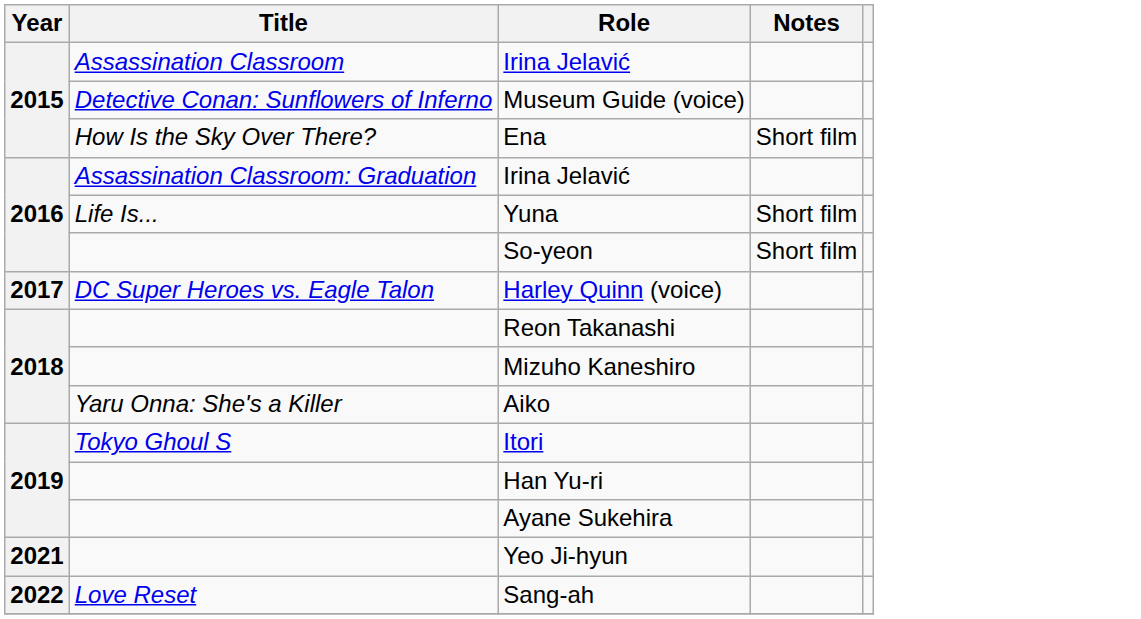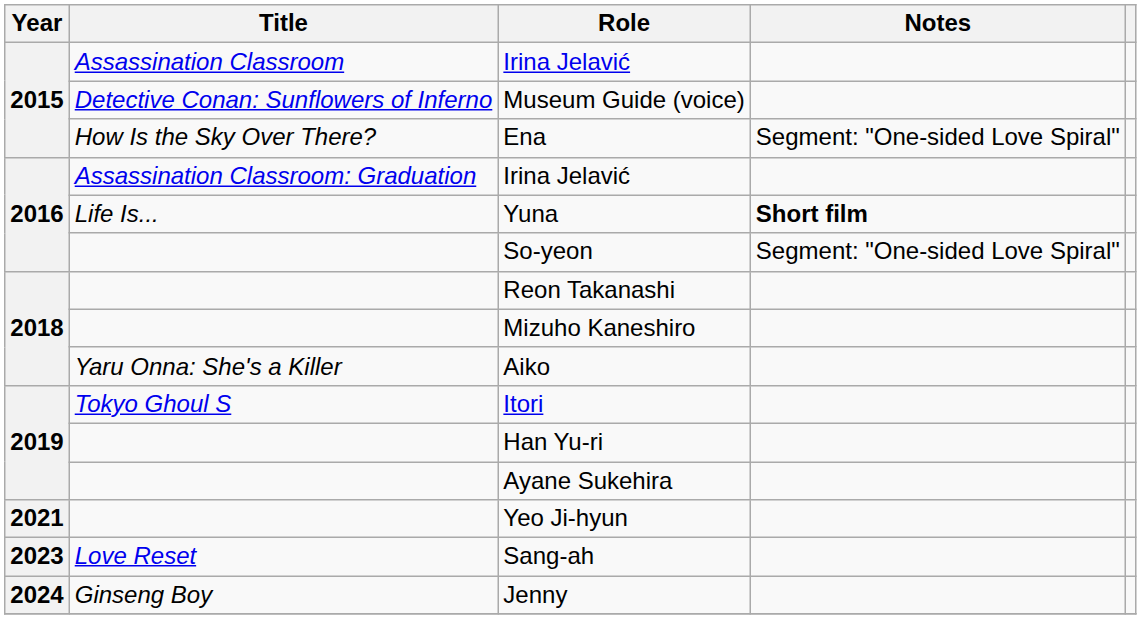(807, 137) Short film -> (938, 137) Segment: "One-sided Love Spiral"
(807, 213) normal -> (812, 213) bold
(807, 251) Short film -> (938, 251) Segment: "One-sided Love Spiral"
- row: (254, 289)
(37, 594) 2022 -> (37, 556) 2023
+ row: (143, 594)
